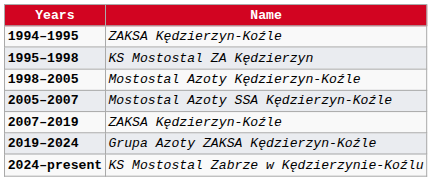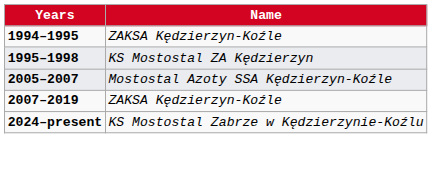- row: (43, 79)
- row: (43, 144)
